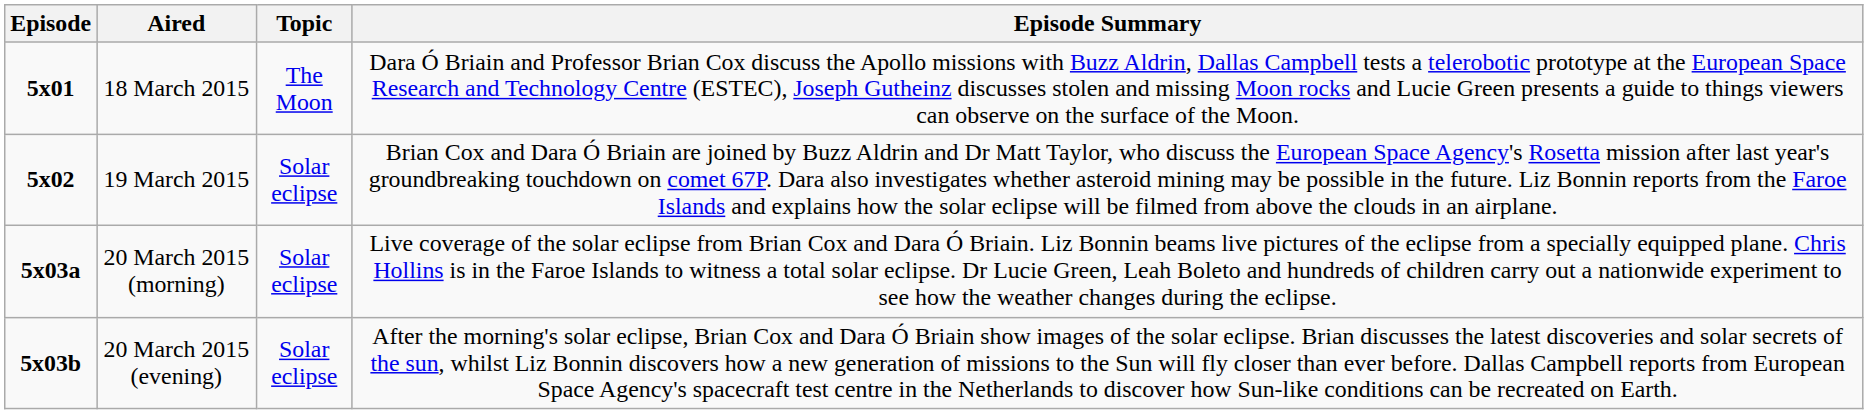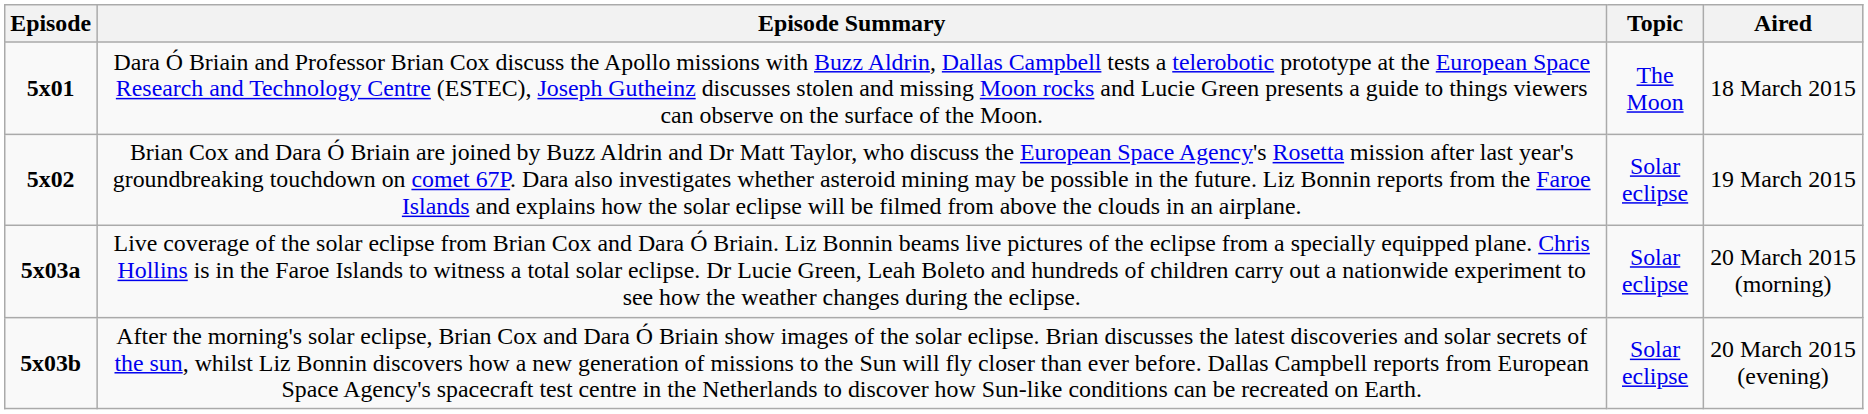columns swapped: (176, 23) <-> (1108, 23)
